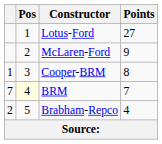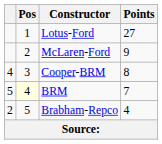(10, 72) 1 -> (10, 72) 4
(10, 91) 7 -> (10, 91) 5
